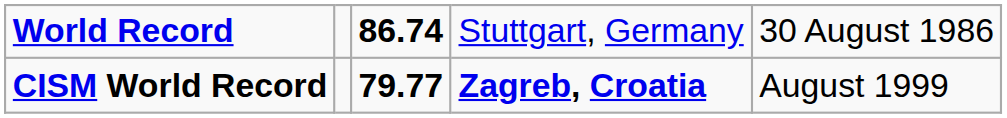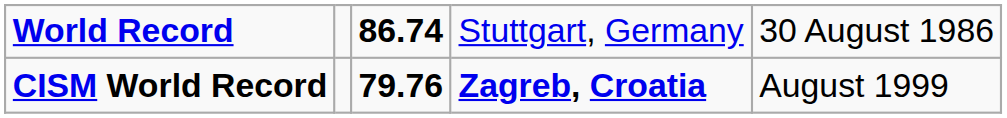(401, 84) 79.77 -> (401, 84) 79.76
